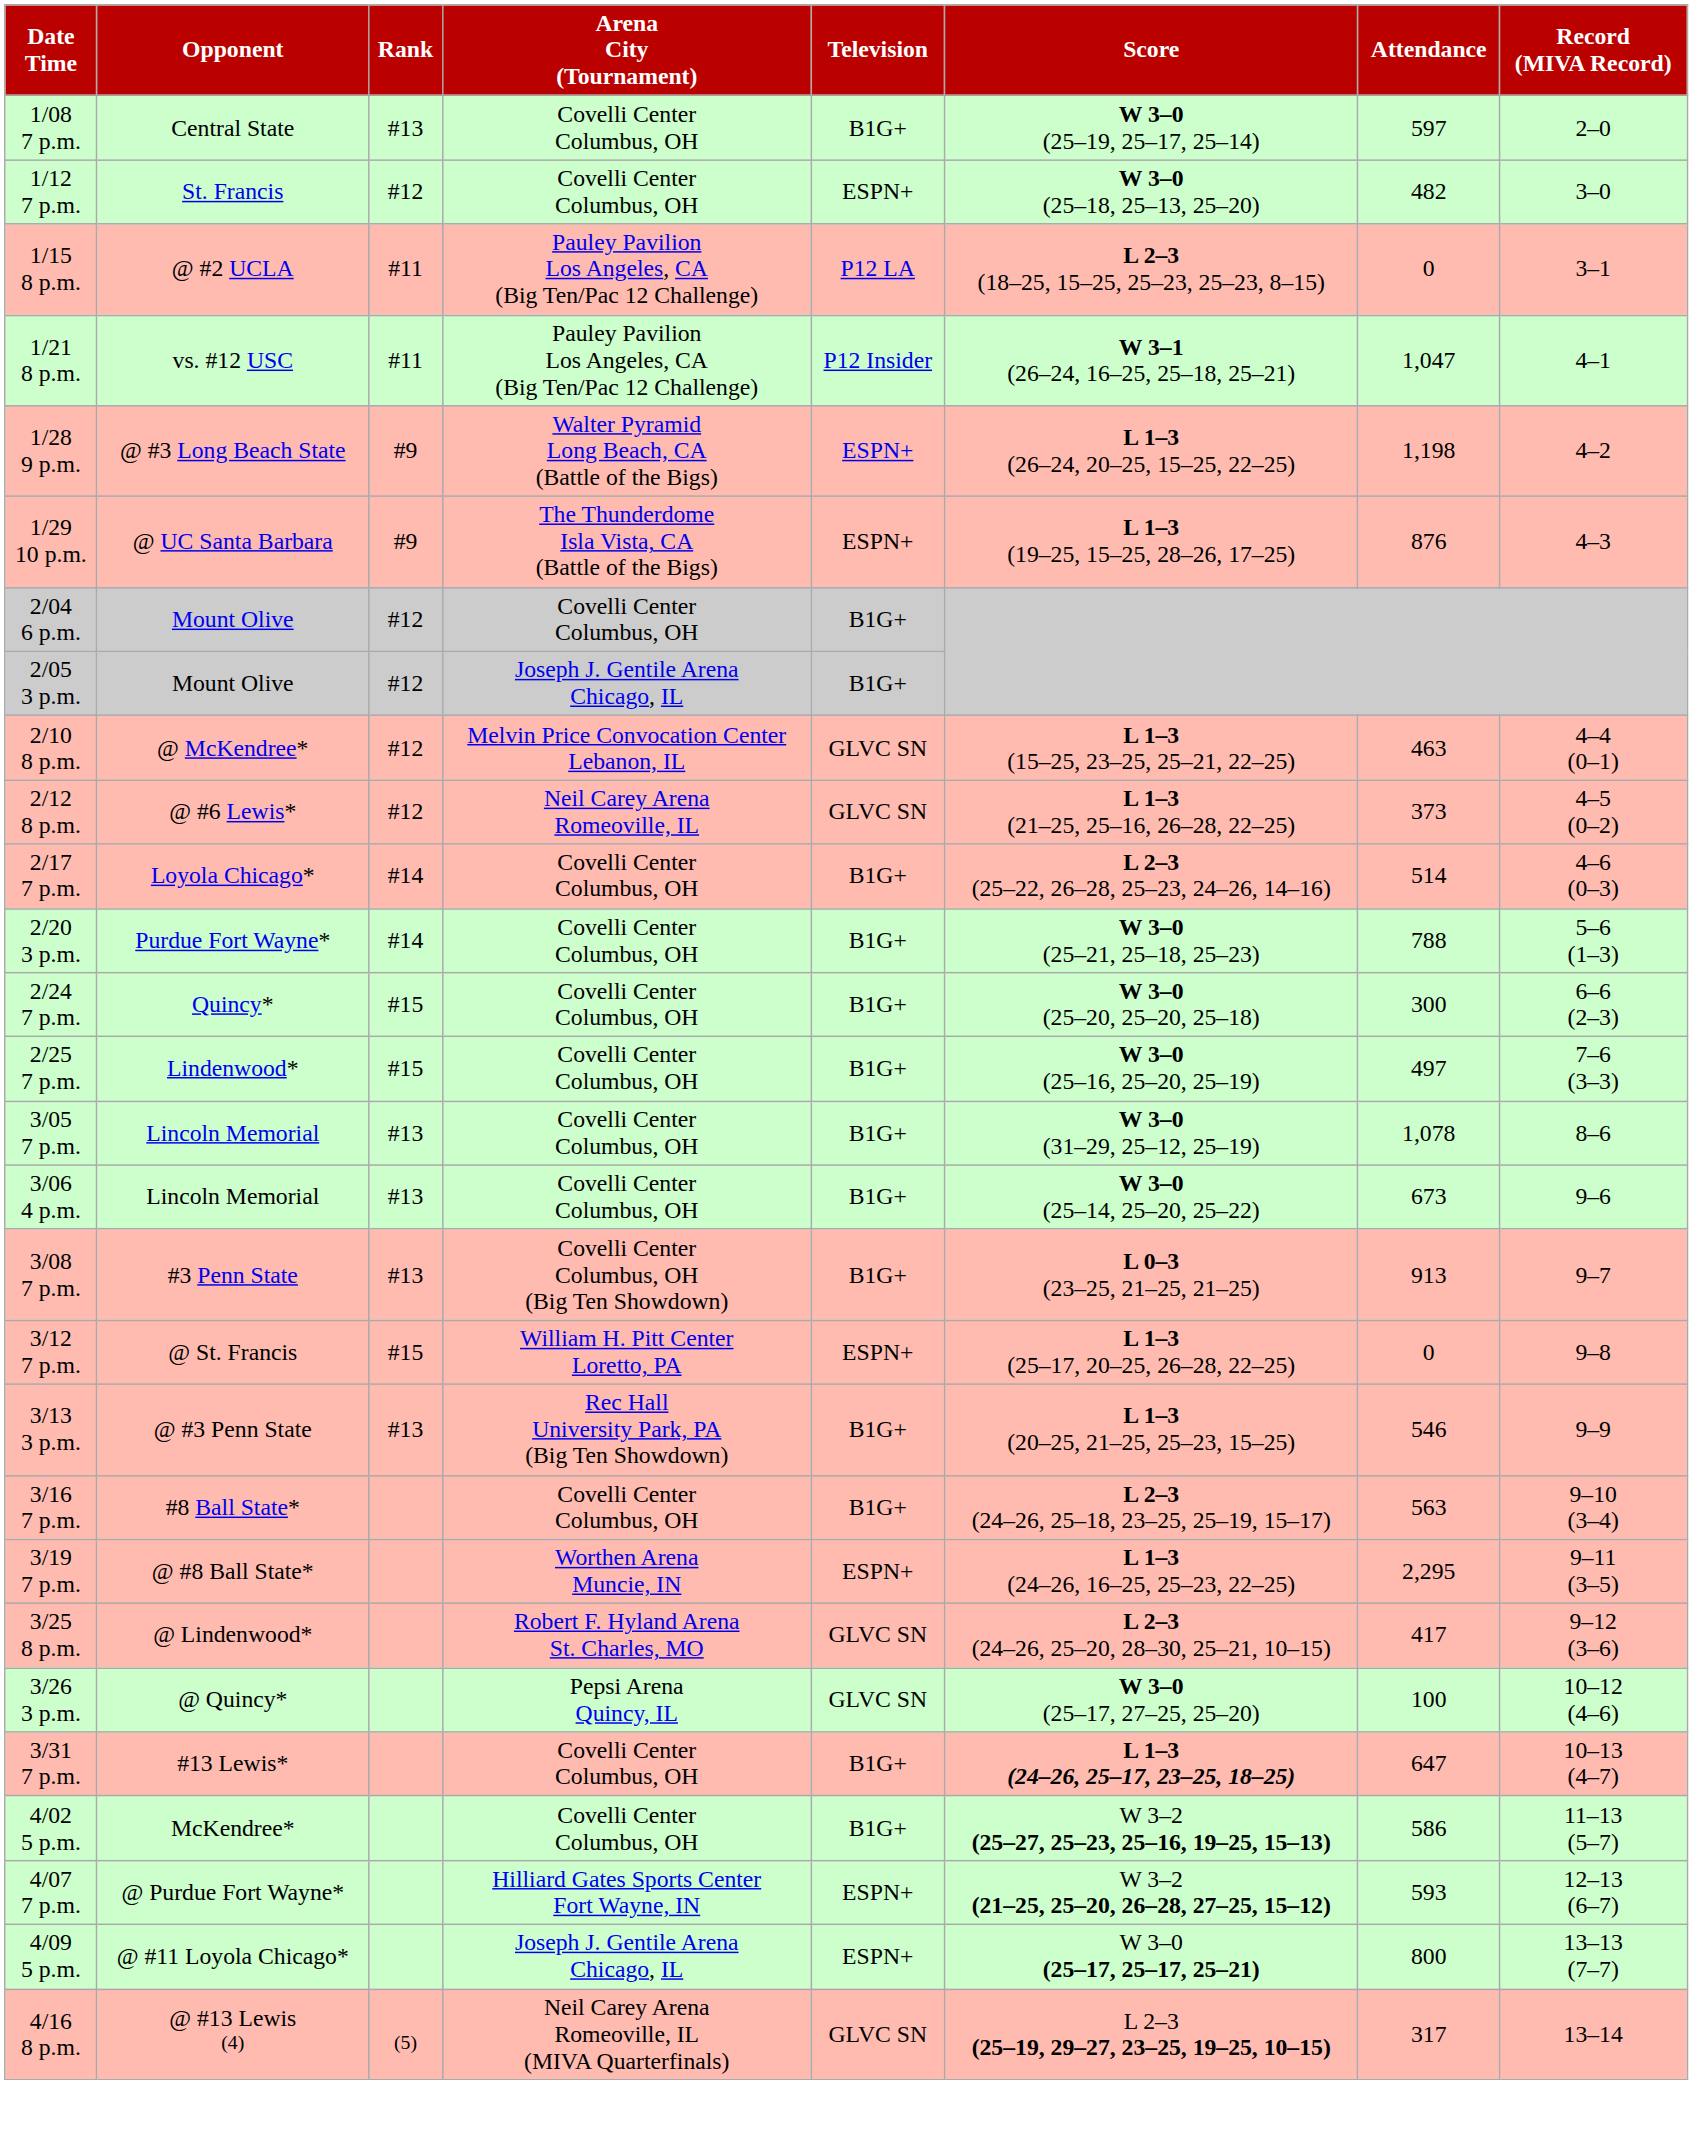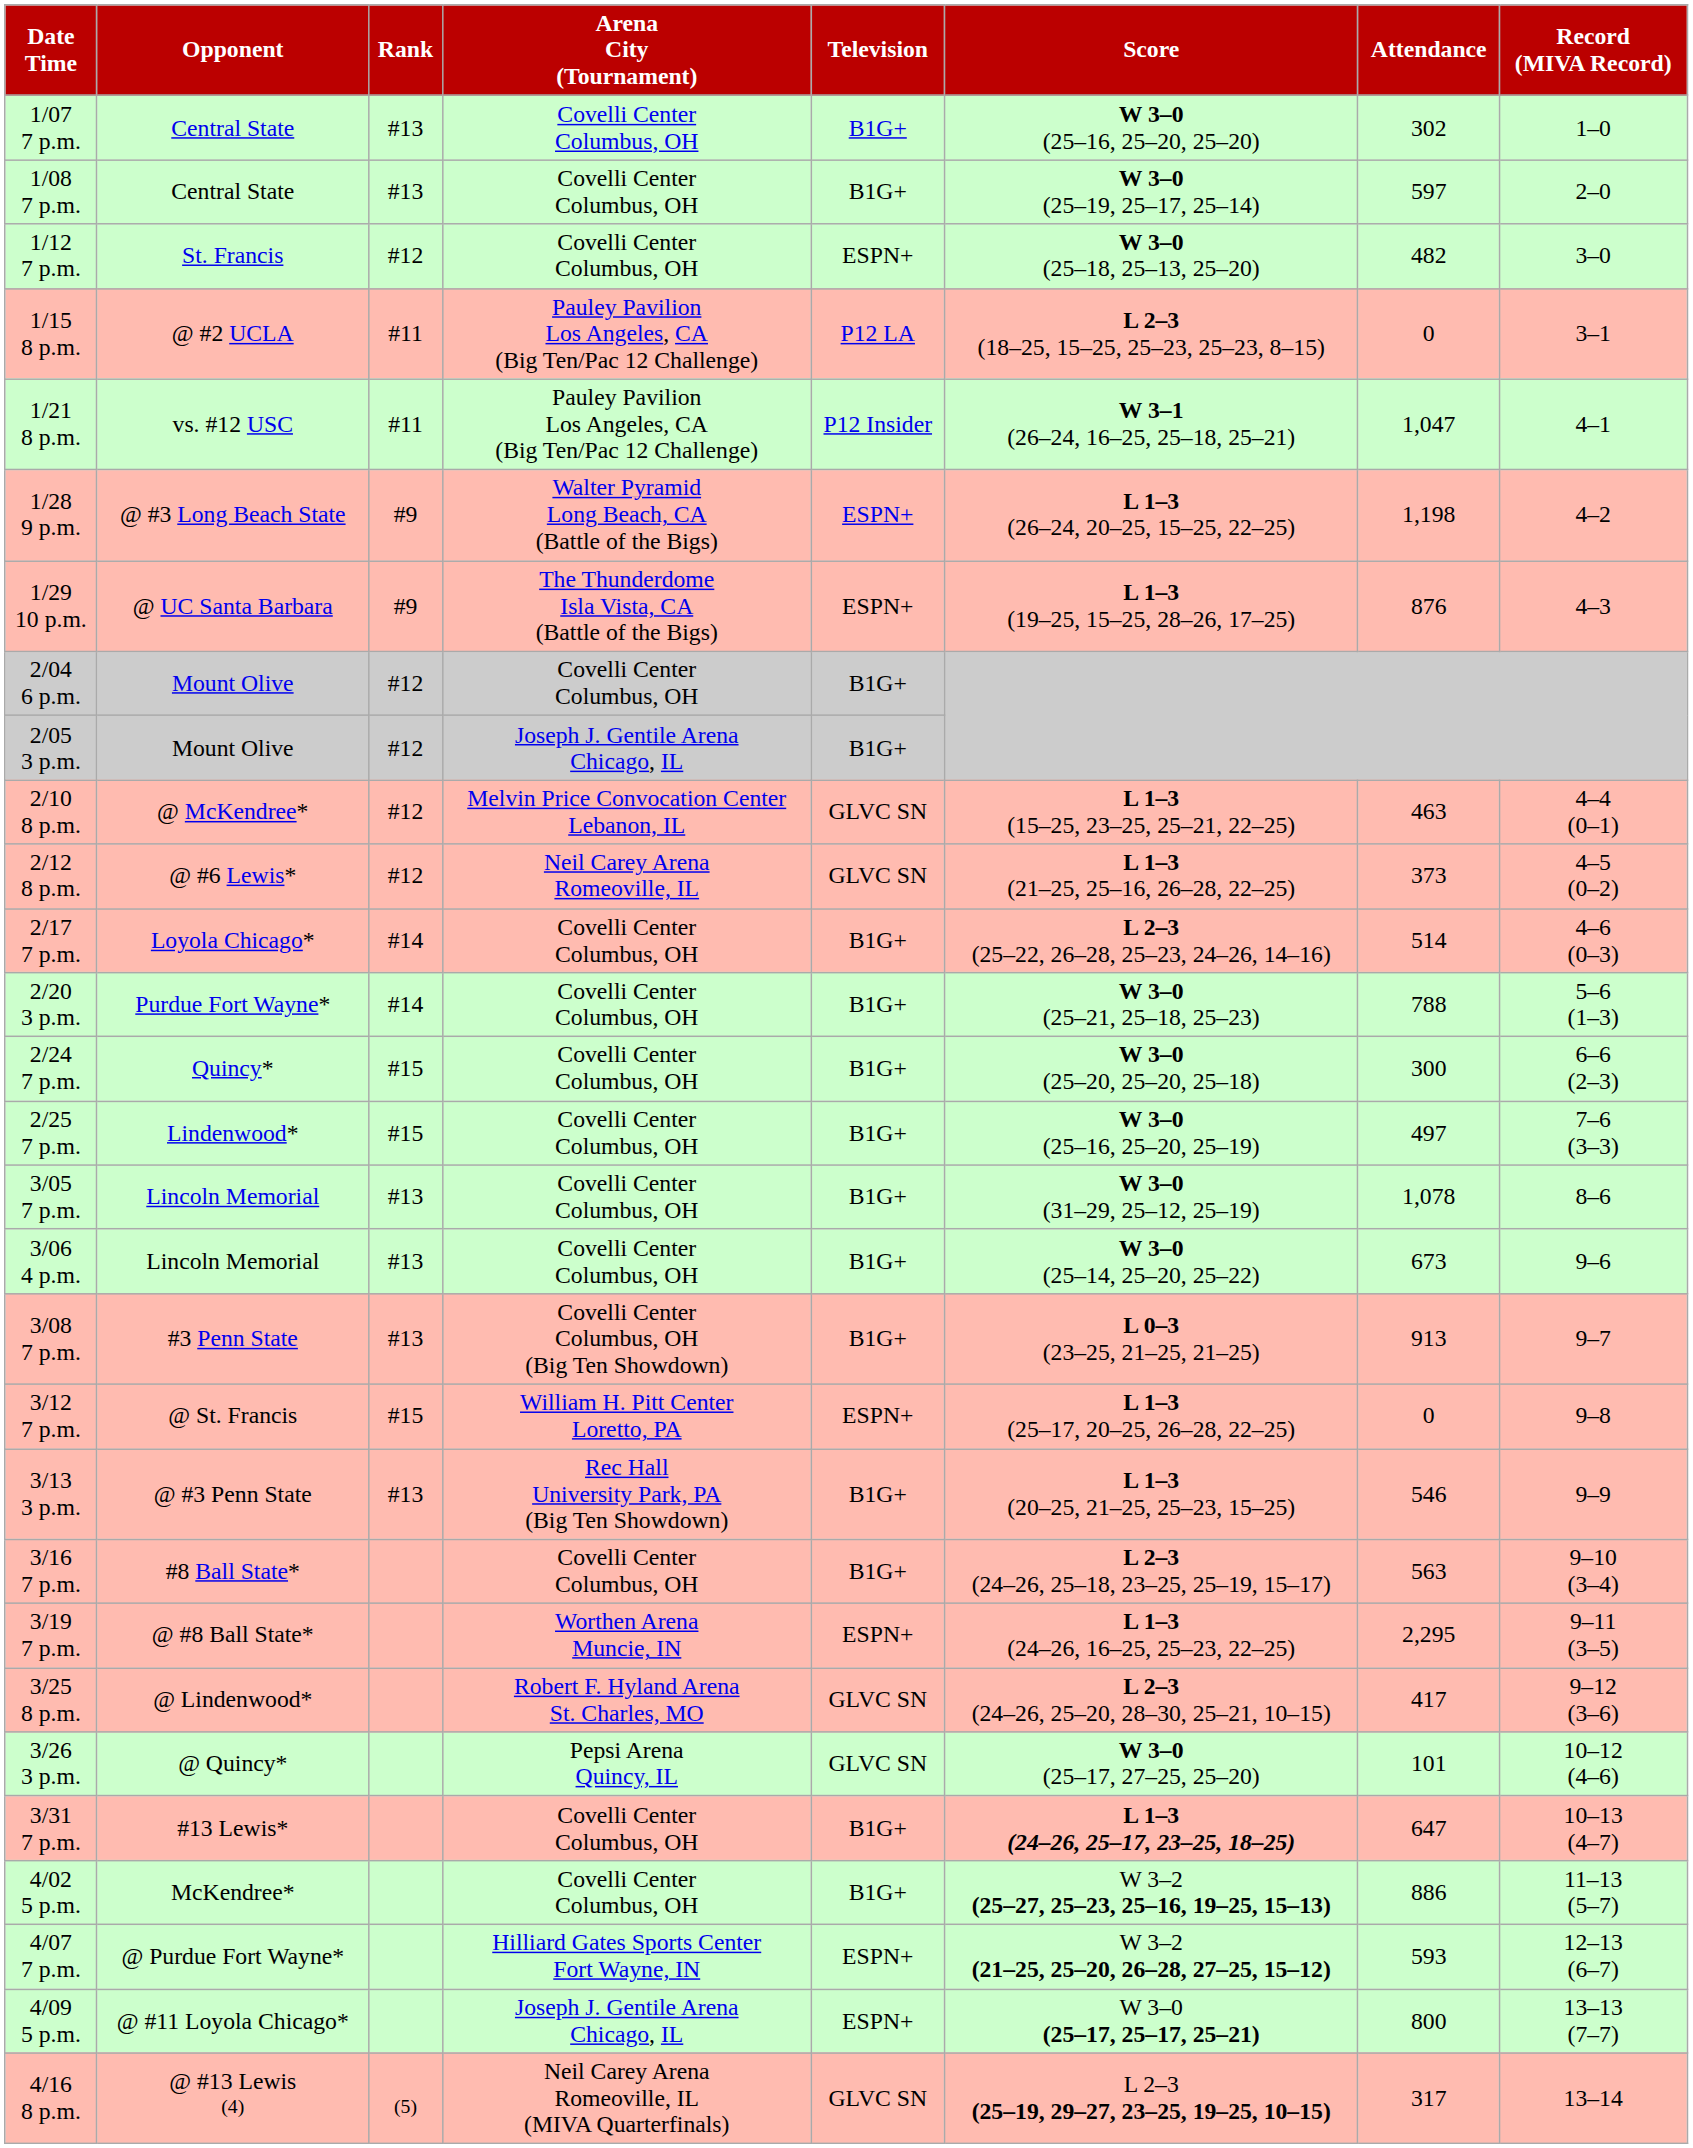+ row: (51, 127)
(1429, 1699) 100 -> (1429, 1763) 101
(1429, 1827) 586 -> (1429, 1892) 886
